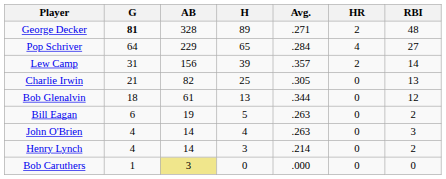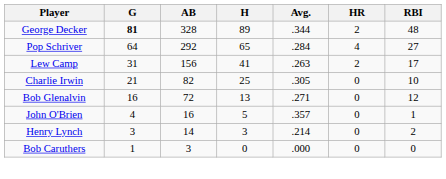(301, 30) .271 -> (301, 30) .344
(188, 47) 229 -> (188, 47) 292
(245, 64) 39 -> (245, 64) 41
(301, 64) .357 -> (301, 64) .263
(413, 64) 14 -> (413, 64) 17
(413, 81) 13 -> (413, 81) 10
(132, 98) 18 -> (132, 98) 16
(188, 98) 61 -> (188, 98) 72
(301, 98) .344 -> (301, 98) .271
- row: (54, 115)
(188, 132) 14 -> (188, 115) 16
(245, 132) 4 -> (245, 115) 5
(301, 132) .263 -> (301, 115) .357
(413, 132) 3 -> (413, 115) 1
(132, 149) 4 -> (132, 132) 3
(188, 166) khaki background -> (188, 149) no background
